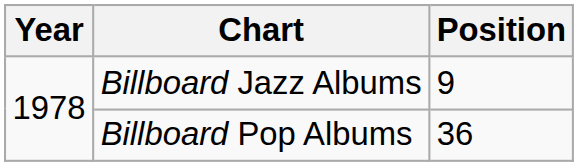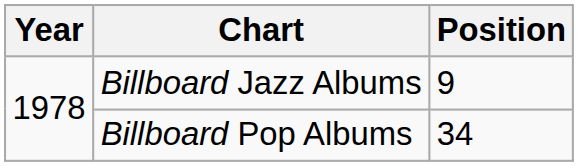(455, 134) 36 -> (455, 134) 34
